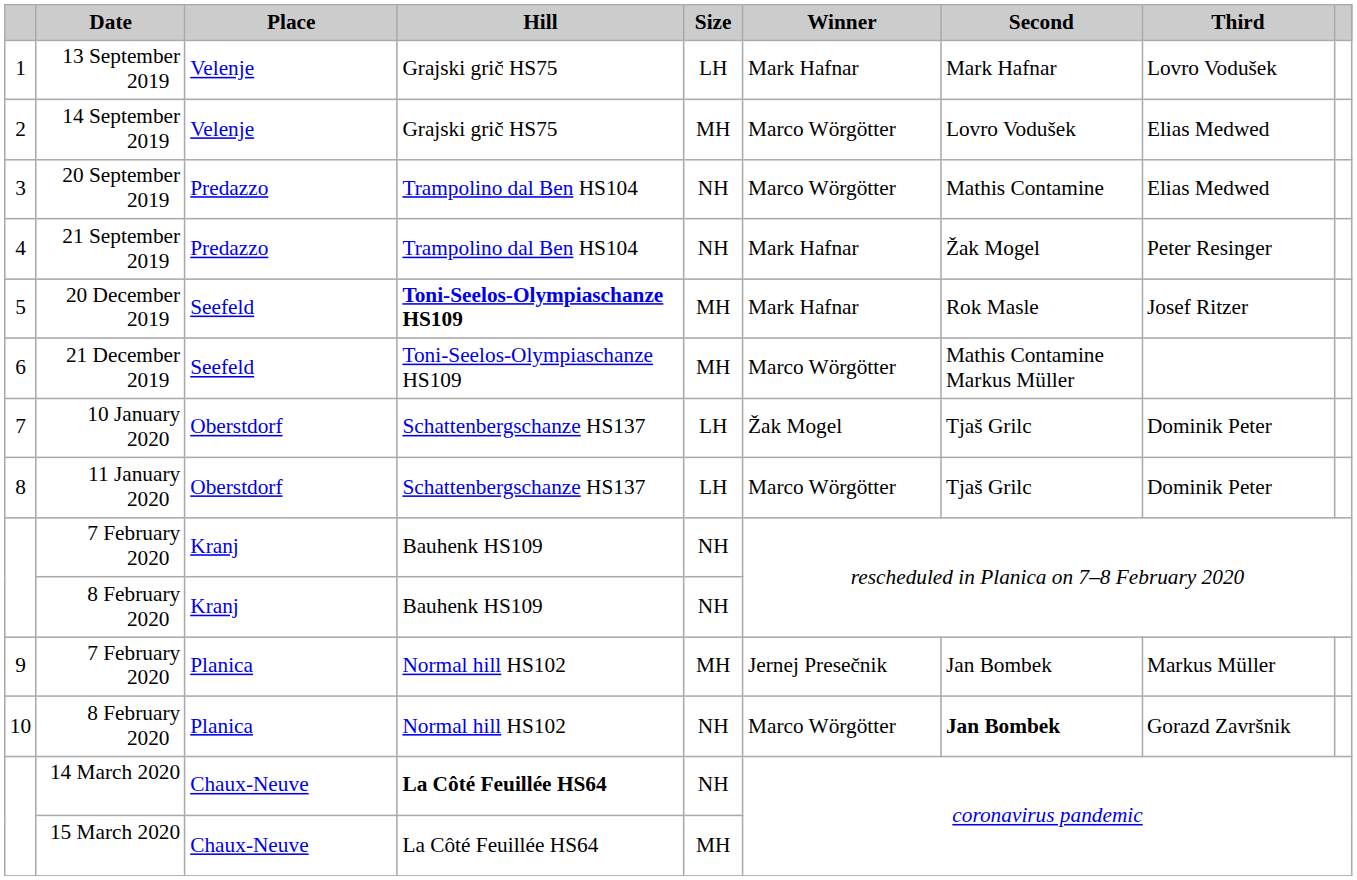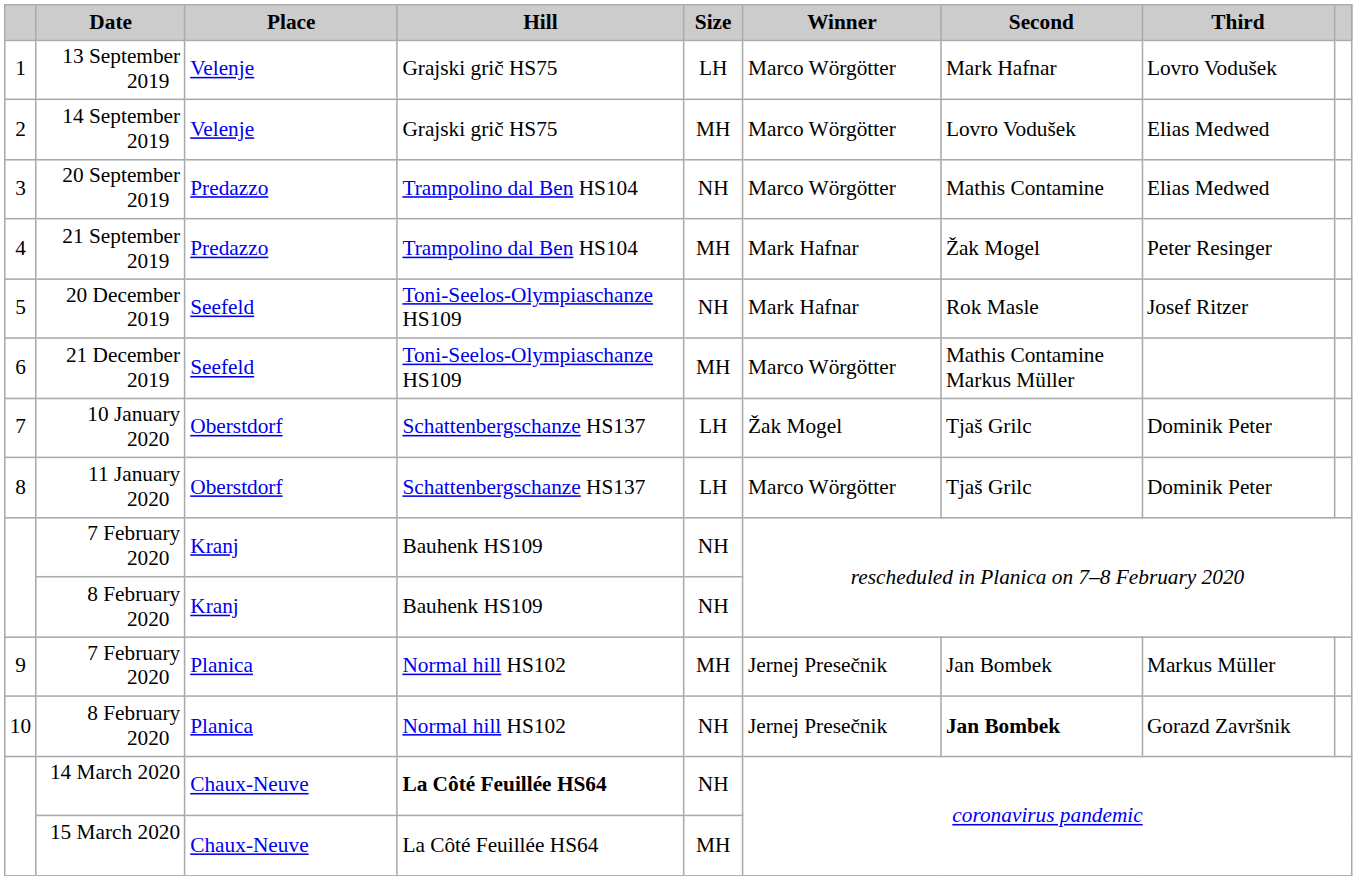(803, 68) Mark Hafnar -> (822, 68) Marco Wörgötter
(713, 247) NH -> (713, 247) MH
(533, 307) bold -> (528, 307) normal
(713, 307) MH -> (713, 307) NH
(822, 725) Marco Wörgötter -> (818, 725) Jernej Presečnik
